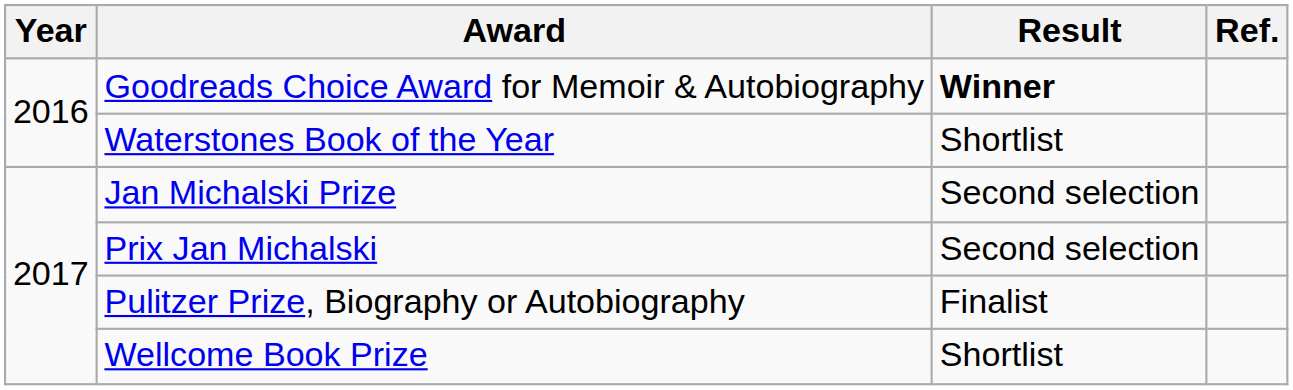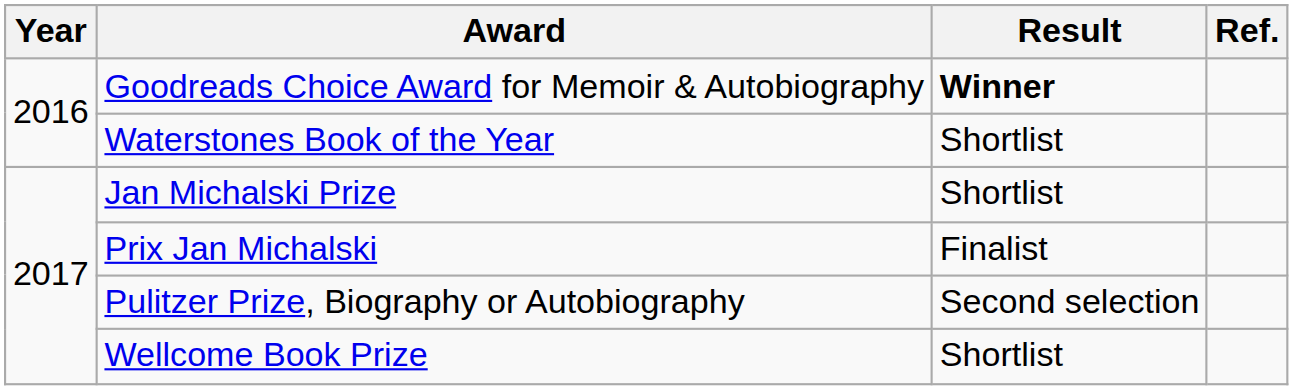(1070, 193) Second selection -> (1001, 193) Shortlist
(1070, 247) Second selection -> (994, 247) Finalist
(994, 301) Finalist -> (1070, 301) Second selection
